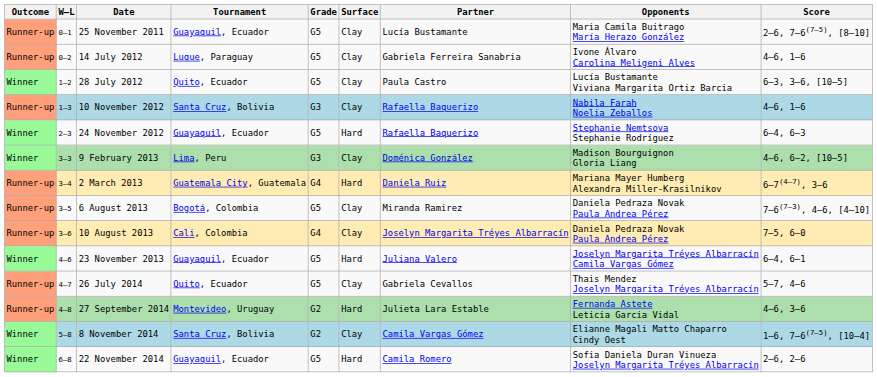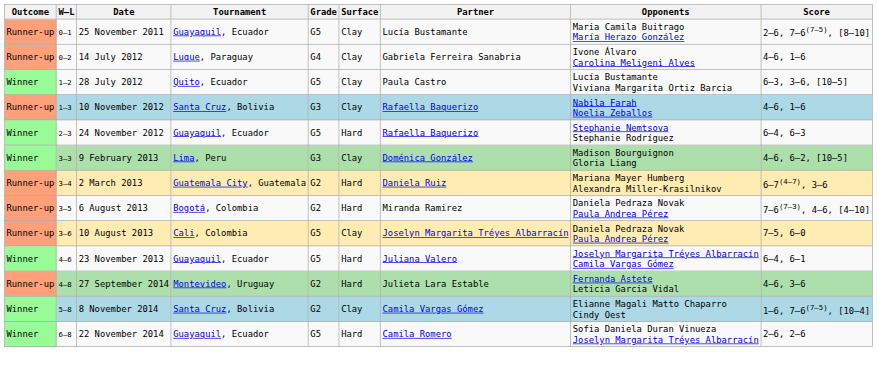(316, 57) G5 -> (316, 57) G4
(316, 183) G4 -> (316, 183) G2
(316, 208) G5 -> (316, 208) G2
(352, 208) Clay -> (352, 208) Hard
(316, 233) G4 -> (316, 233) G5
- row: (111, 284)
